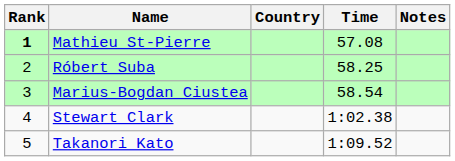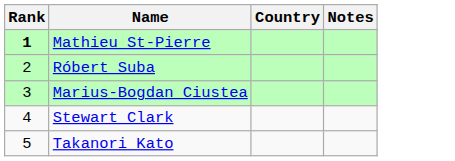- column: (360, 17)
